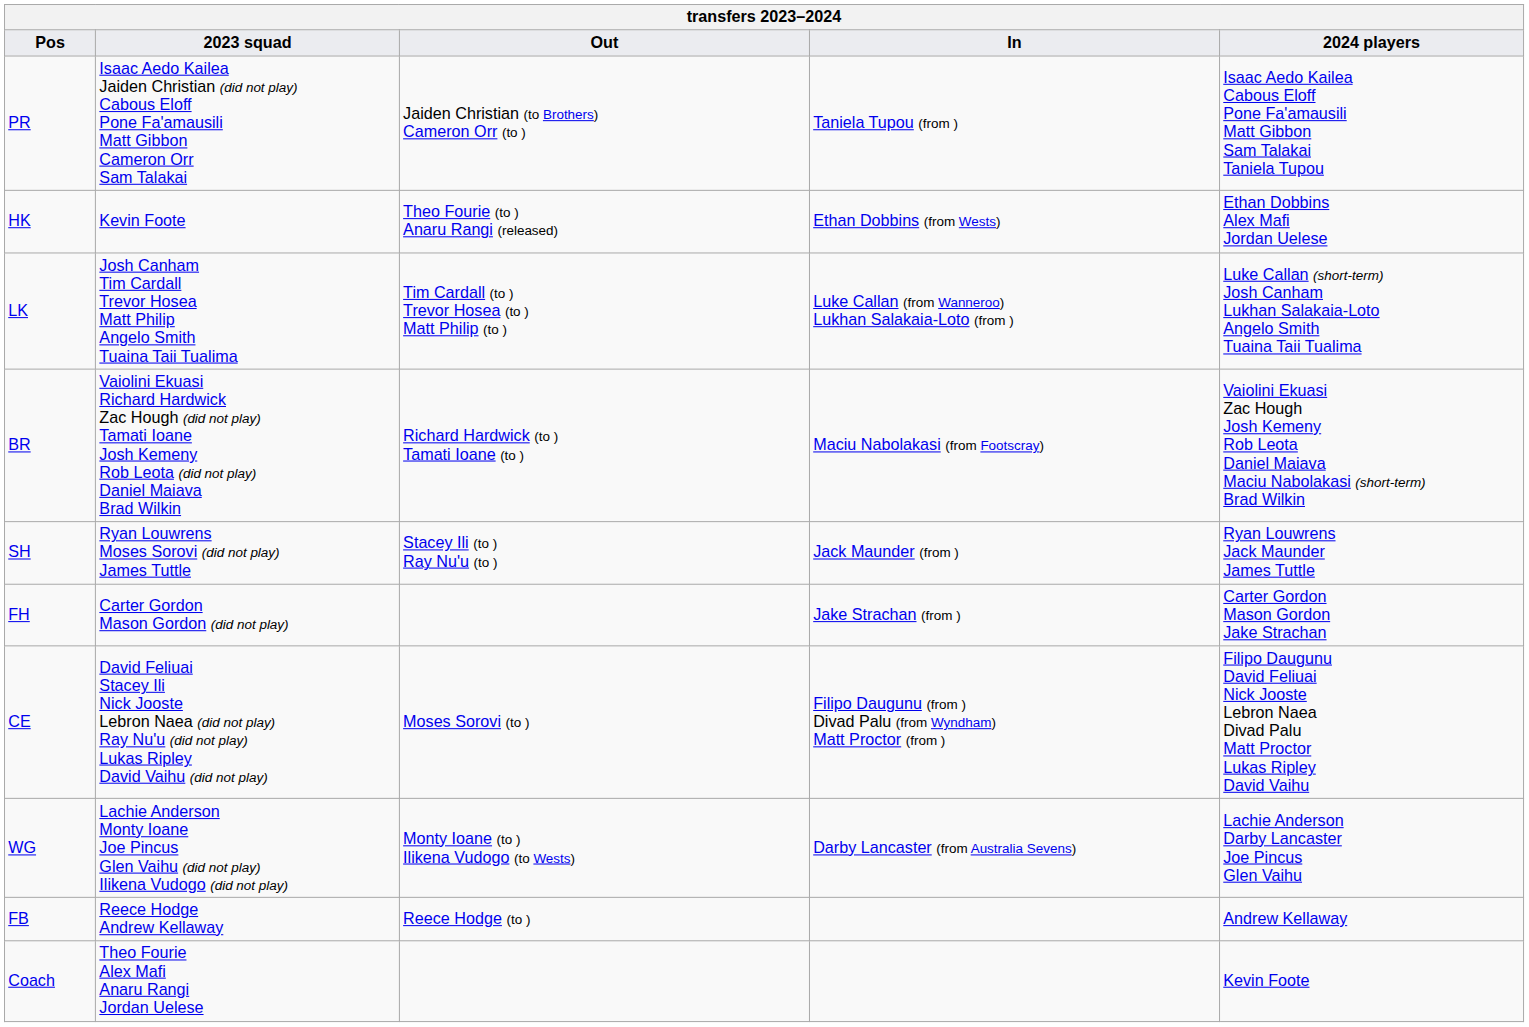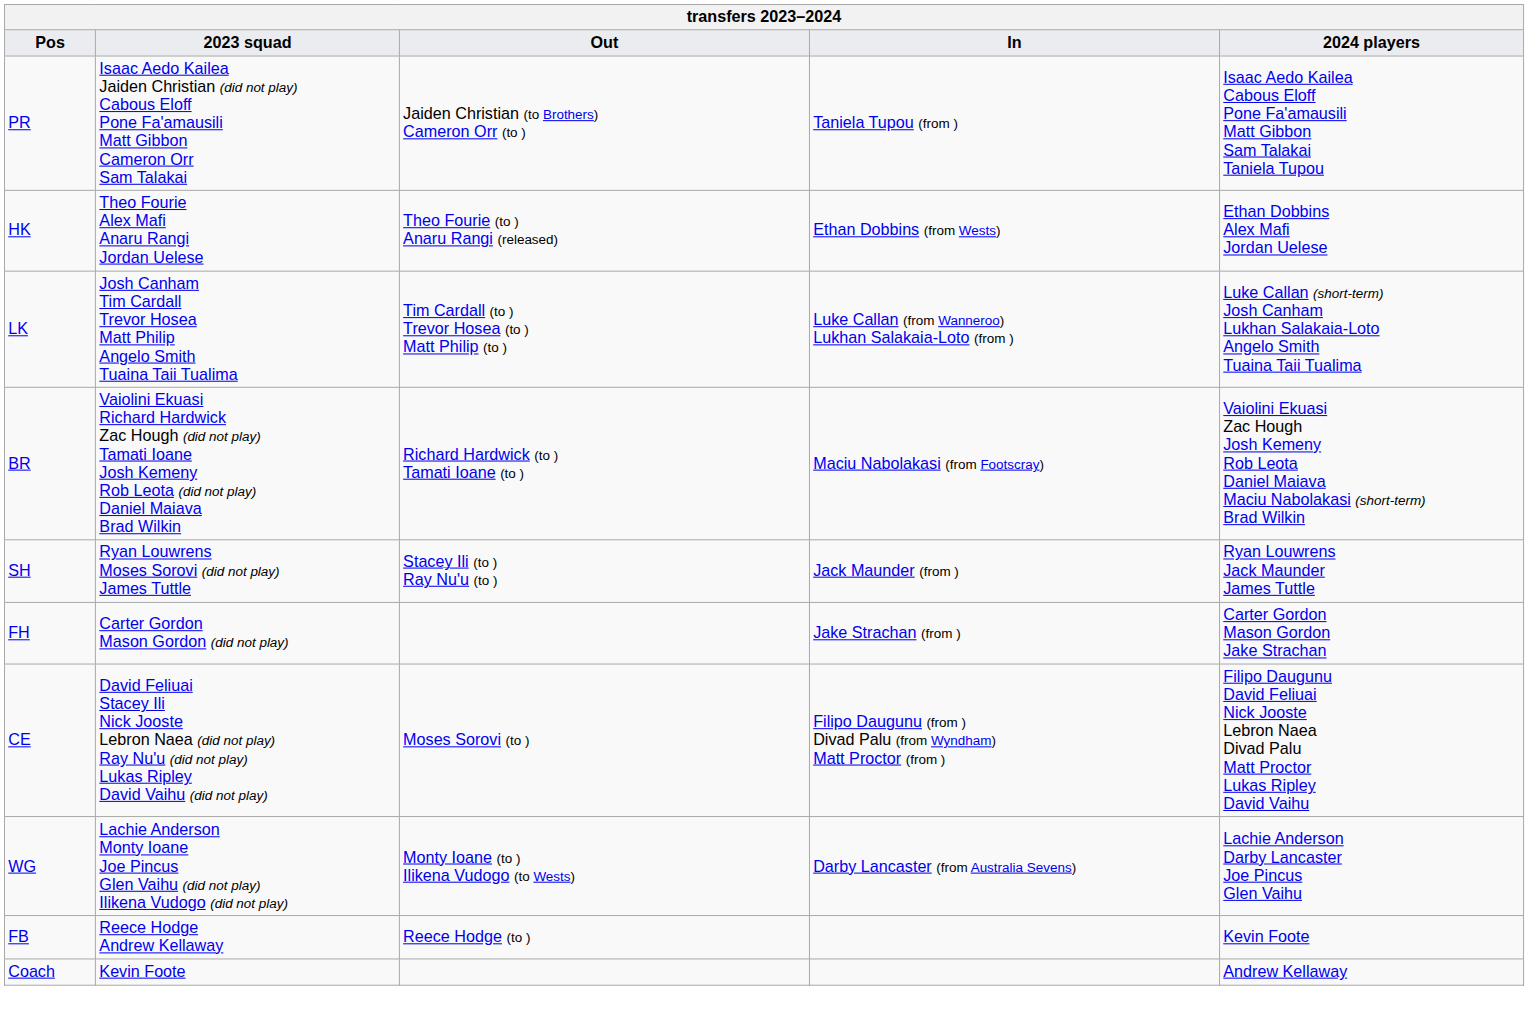(142, 221) Kevin Foote -> (151, 230) Theo Fourie Alex Mafi Anaru Rangi Jordan Uelese
(1285, 918) Andrew Kellaway -> (1266, 937) Kevin Foote
(151, 980) Theo Fourie Alex Mafi Anaru Rangi Jordan Uelese -> (142, 971) Kevin Foote
(1266, 980) Kevin Foote -> (1285, 971) Andrew Kellaway
